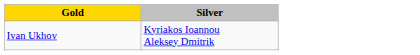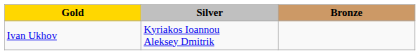+ column: (346, 12)
